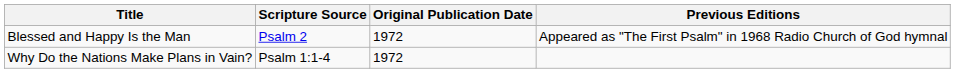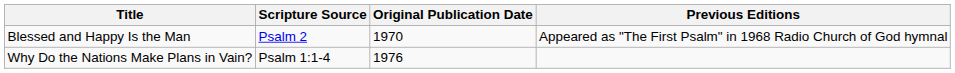(388, 36) 1972 -> (388, 36) 1970
(388, 57) 1972 -> (388, 57) 1976
